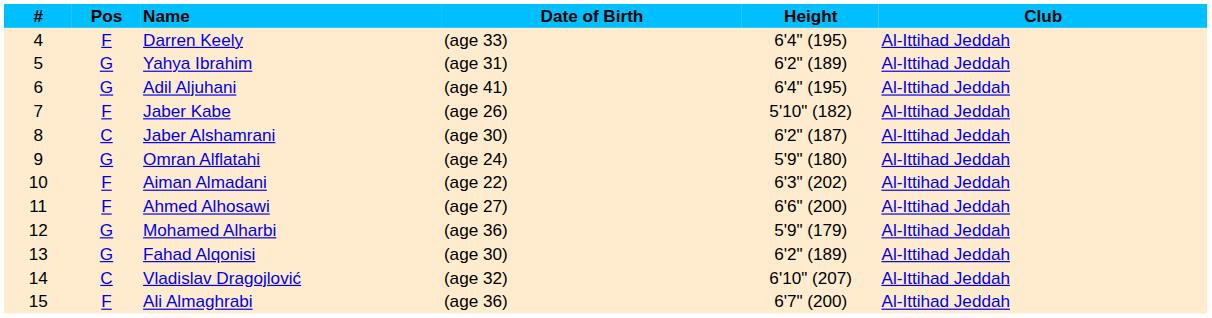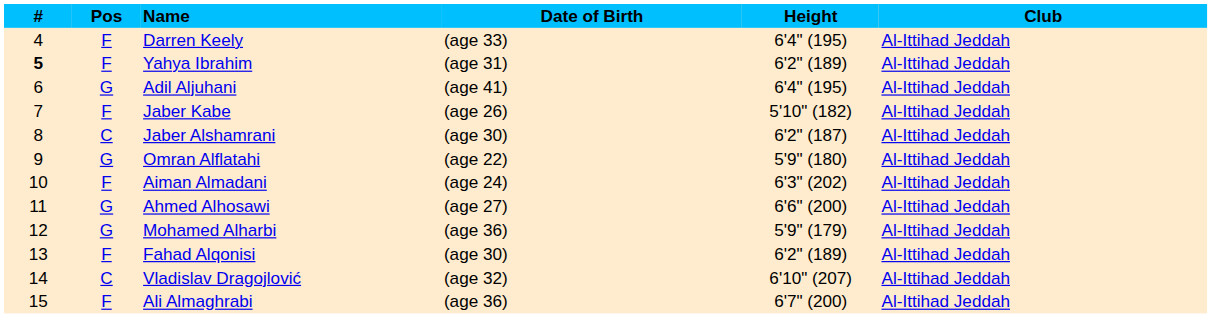(38, 64) normal -> (38, 64) bold
(107, 64) G -> (107, 64) F
(476, 159) (age 24) -> (476, 159) (age 22)
(476, 183) (age 22) -> (476, 183) (age 24)
(107, 206) F -> (107, 206) G
(107, 254) G -> (107, 254) F
